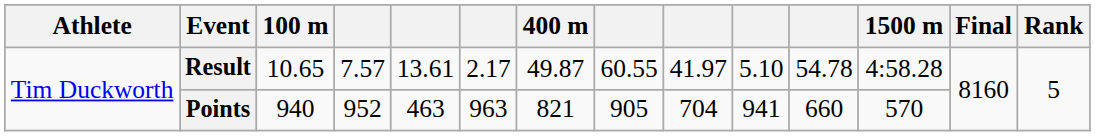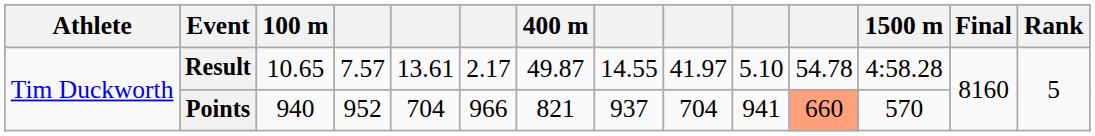(629, 67) 60.55 -> (629, 67) 14.55
(426, 109) 463 -> (426, 109) 704
(488, 109) 963 -> (488, 109) 966
(629, 109) 905 -> (629, 109) 937
(824, 109) no background -> (824, 109) lightsalmon background
